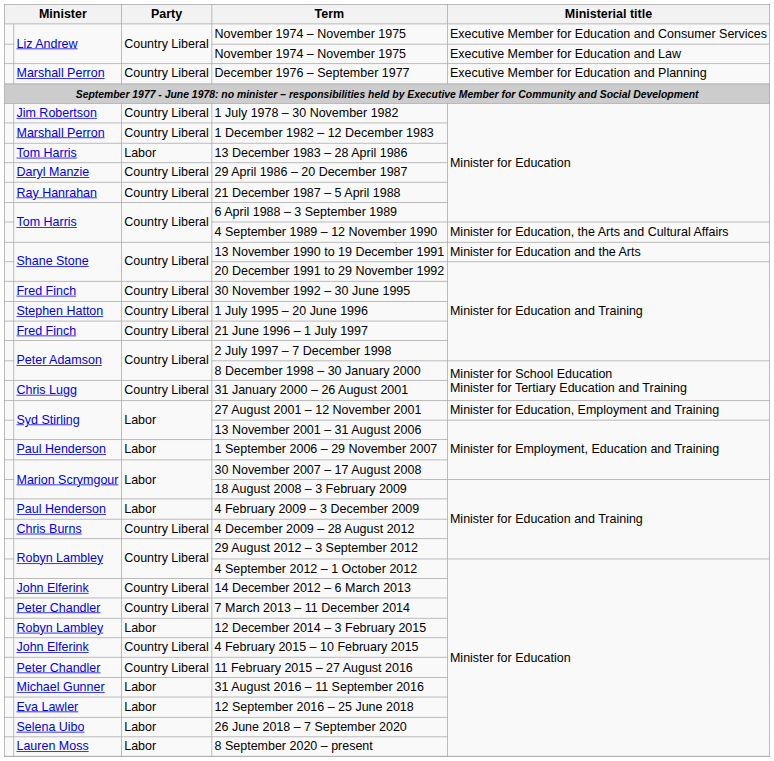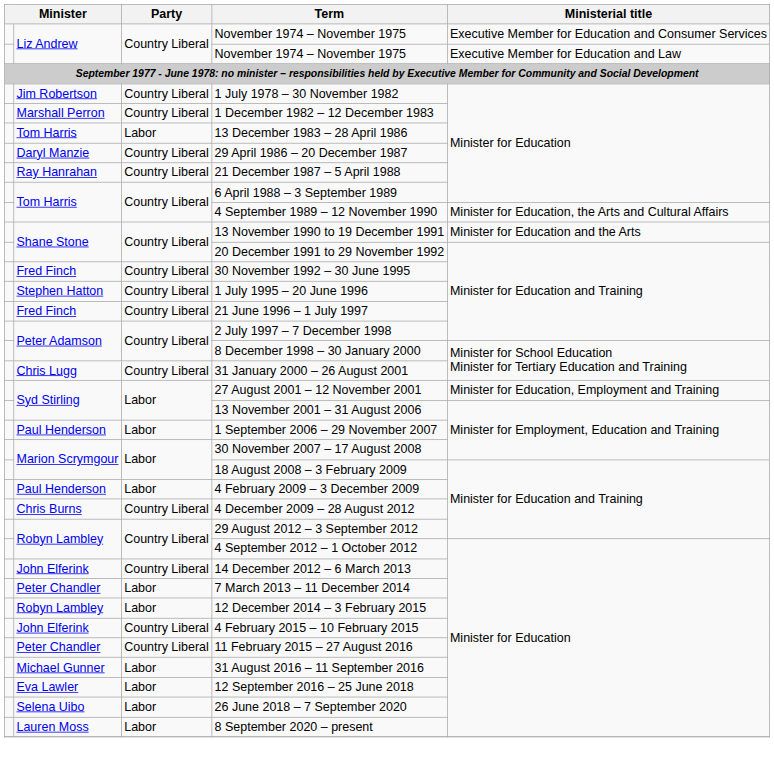- row: (61, 73)
(167, 608) Country Liberal -> (140, 588) Labor
